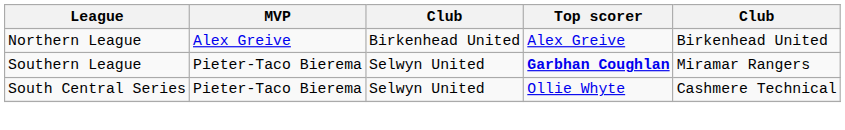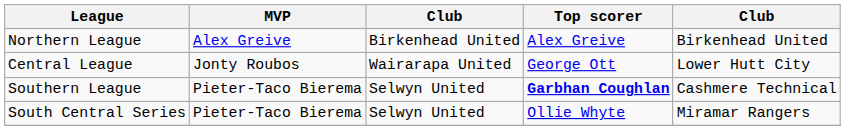+ row: (70, 65)
(743, 65) Miramar Rangers -> (757, 89) Cashmere Technical
(757, 89) Cashmere Technical -> (743, 113) Miramar Rangers
